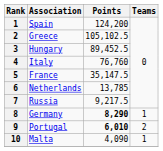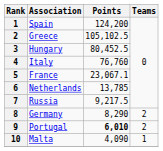(109, 50) 89,452.5 -> (109, 50) 80,452.5
(109, 75) 35,147.5 -> (109, 75) 23,067.1
(116, 114) bold -> (116, 114) normal
(144, 114) 1 -> (144, 114) 2
